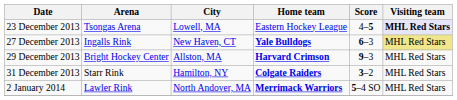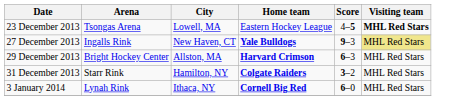(417, 27) lavender background -> (396, 27) no background
(366, 42) 6–3 -> (348, 42) 9–3
(366, 57) 9–3 -> (348, 57) 6–3
- row: (36, 88)
+ row: (36, 88)
